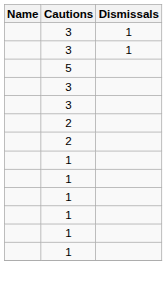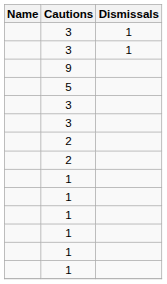+ row: (69, 69)
